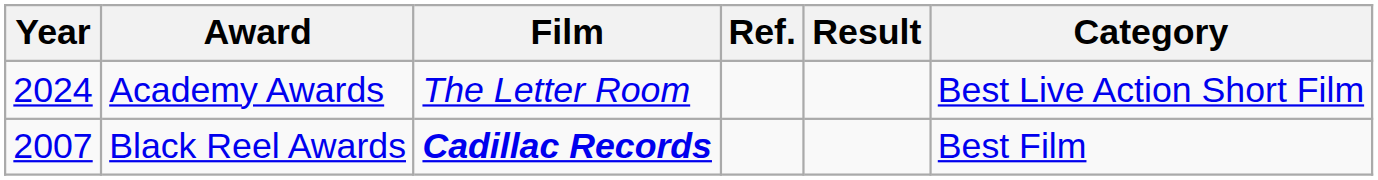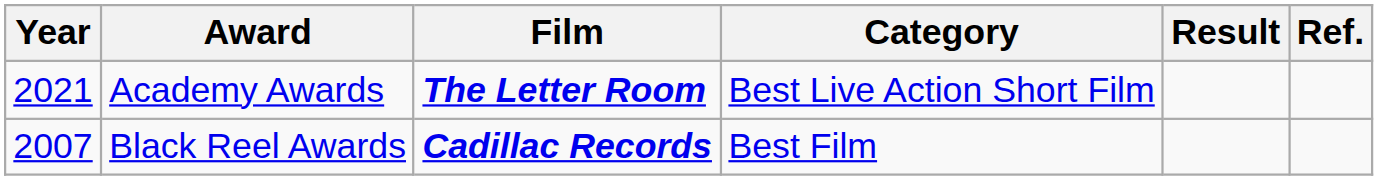columns swapped: (1151, 32) <-> (762, 32)
(53, 89) 2024 -> (53, 89) 2021
(556, 89) normal -> (564, 89) bold
